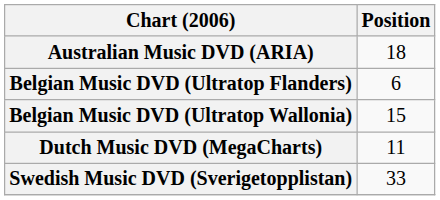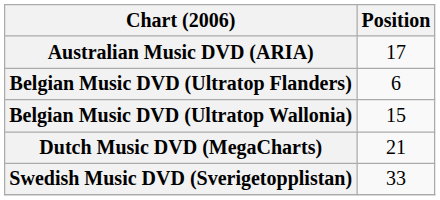(396, 52) 18 -> (396, 52) 17
(396, 147) 11 -> (396, 147) 21
